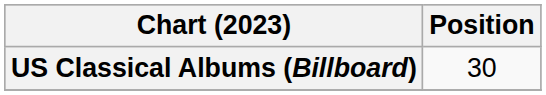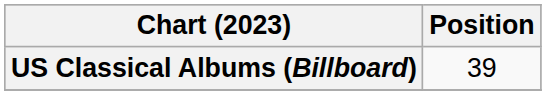(482, 68) 30 -> (482, 68) 39
